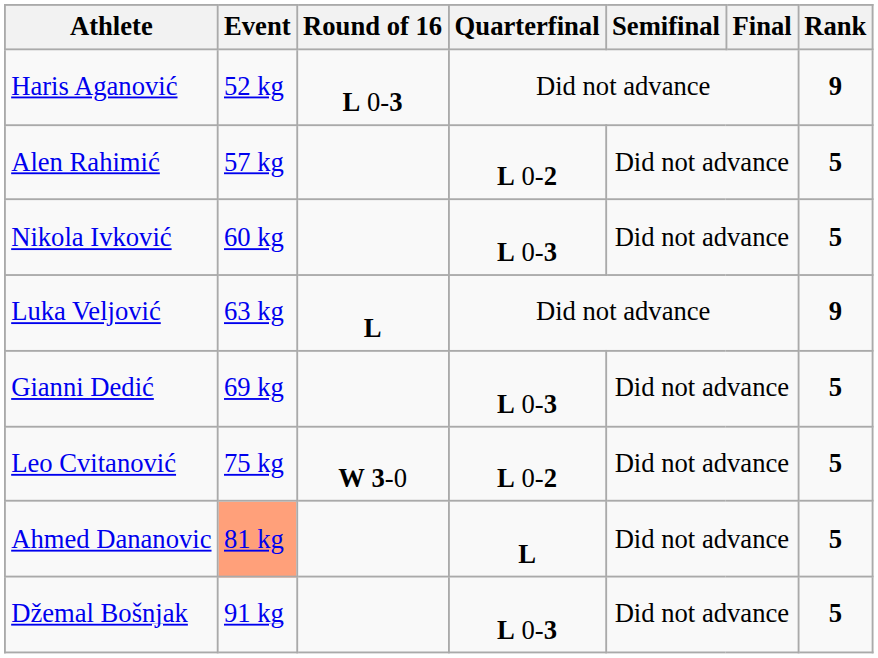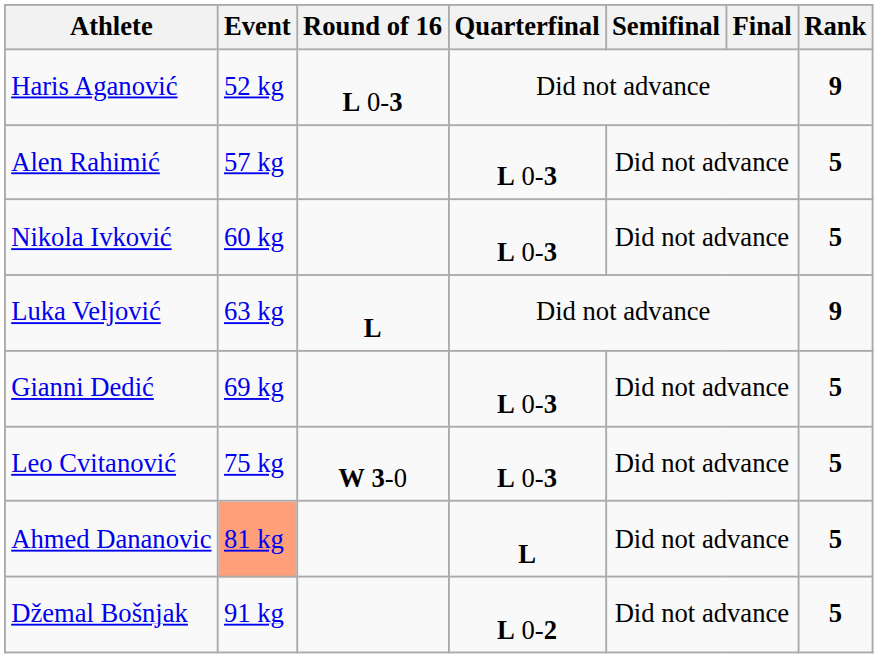(527, 177) L 0-2 -> (527, 177) L 0-3
(527, 479) L 0-2 -> (527, 479) L 0-3
(527, 629) L 0-3 -> (527, 629) L 0-2
